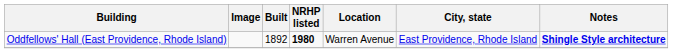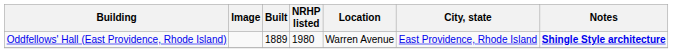(276, 39) 1892 -> (276, 39) 1889
(303, 39) bold -> (303, 39) normal
